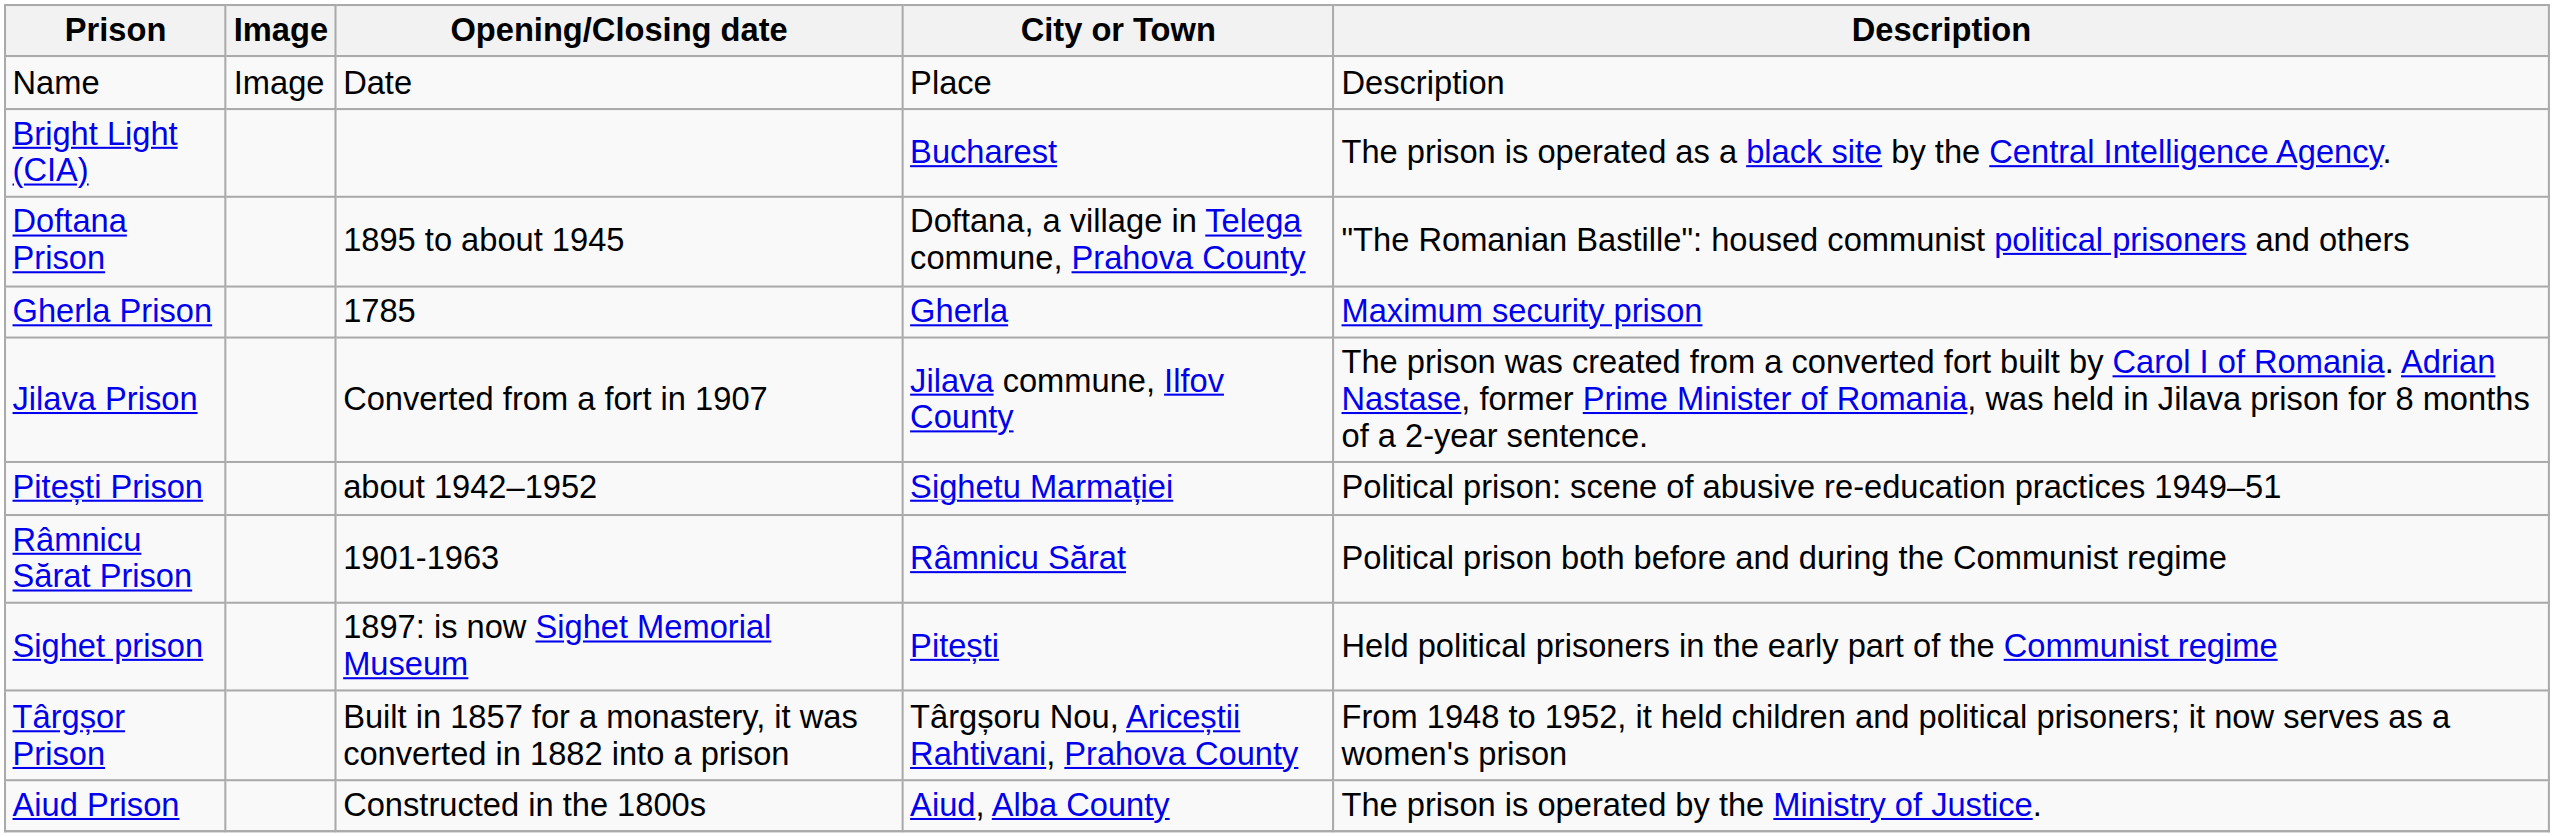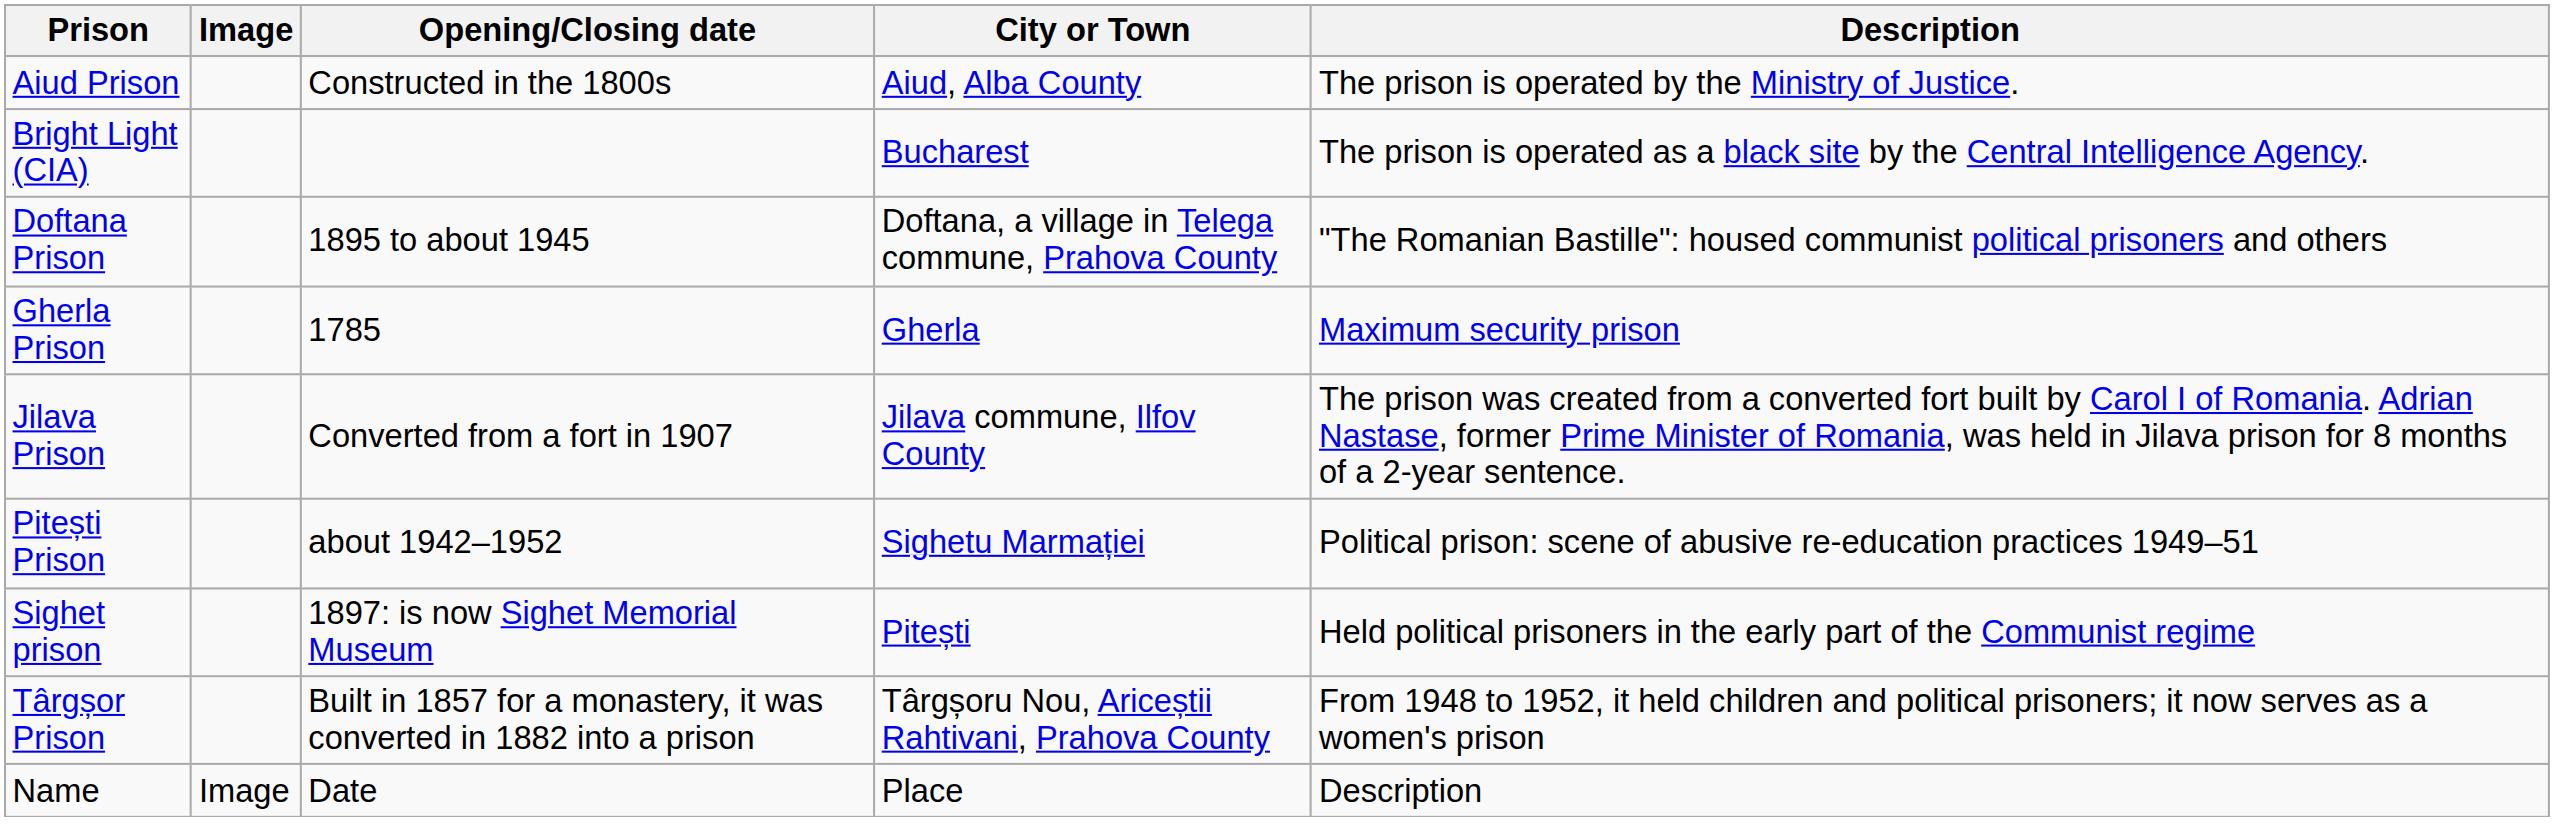rows swapped: (96, 805) <-> (56, 82)
- row: (102, 557)
